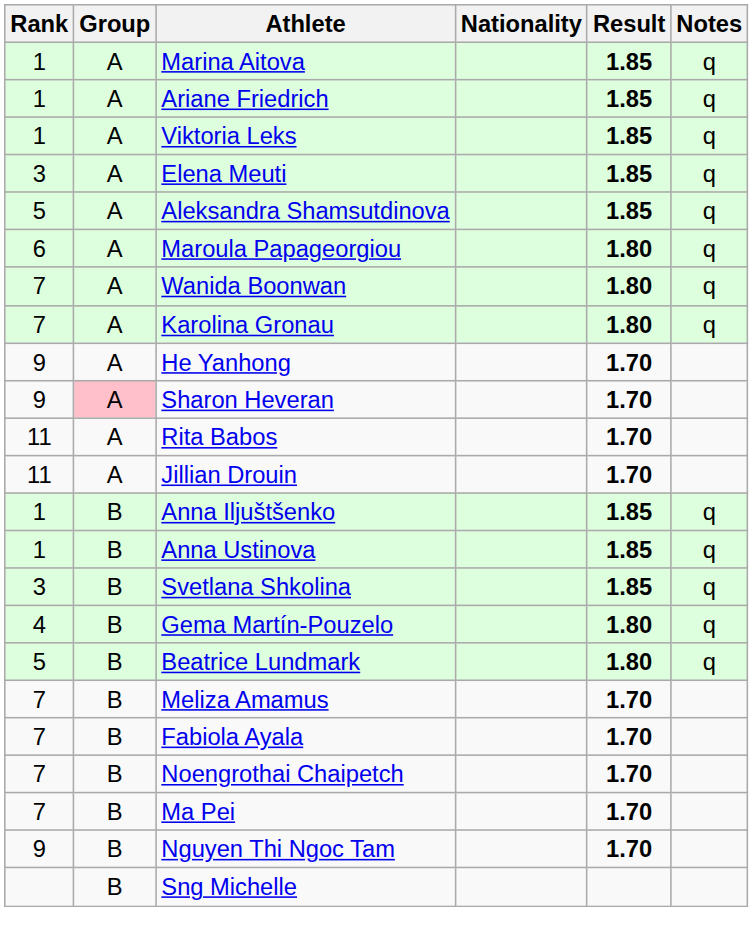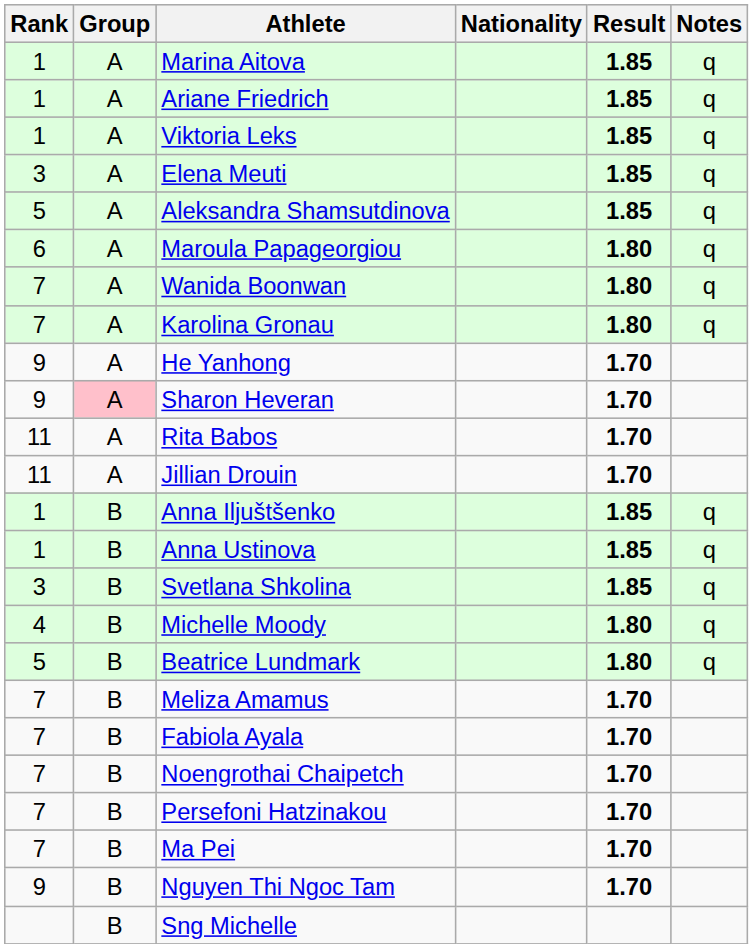- row: (277, 624)
+ row: (244, 624)
+ row: (274, 812)
